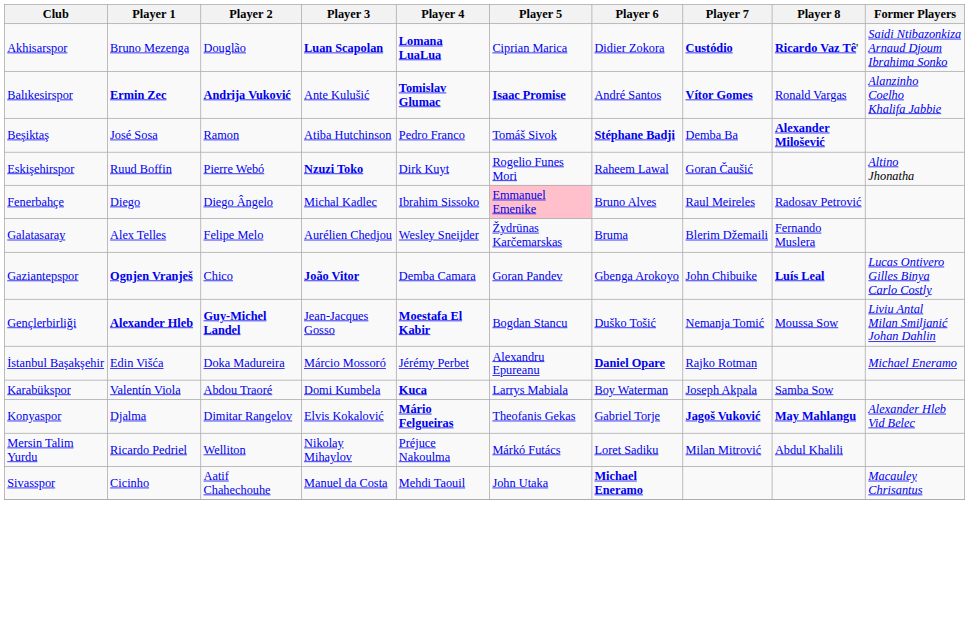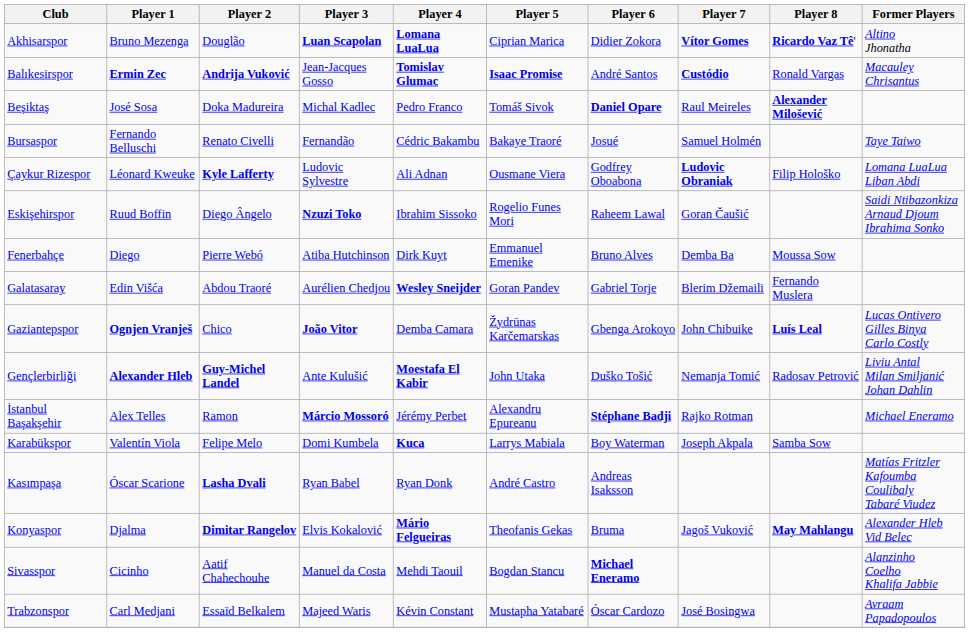(709, 47) Custódio -> (715, 40) Vítor Gomes
(915, 47) Saidi Ntibazonkiza Arnaud Djoum Ibrahima Sonko -> (888, 40) Altino Jhonatha
(337, 94) Ante Kulušić -> (334, 74) Jean-Jacques Gosso
(719, 94) Vítor Gomes -> (705, 74) Custódio
(905, 94) Alanzinho Coelho Khalifa Jabbie -> (892, 74) Macauley Chrisantus
(221, 135) Ramon -> (243, 107) Doka Madureira
(348, 135) Atiba Hutchinson -> (339, 107) Michal Kadlec
(635, 135) Stéphane Badji -> (626, 107) Daniel Opare
(712, 135) Demba Ba -> (716, 107) Raul Meireles
+ row: (32, 140)
+ row: (49, 174)
(234, 168) Pierre Webó -> (237, 214) Diego Ângelo
(424, 168) Dirk Kuyt -> (437, 214) Ibrahim Sissoko
(891, 168) Altino Jhonatha -> (911, 214) Saidi Ntibazonkiza Arnaud Djoum Ibrahima Sonko
(238, 202) Diego Ângelo -> (233, 254) Pierre Webó
(340, 202) Michal Kadlec -> (346, 254) Atiba Hutchinson
(439, 202) Ibrahim Sissoko -> (422, 254) Dirk Kuyt
(519, 202) pink background -> (516, 254) no background
(720, 202) Raul Meireles -> (707, 254) Demba Ba
(818, 202) Radosav Petrović -> (804, 254) Moussa Sow
(138, 235) Alex Telles -> (136, 288) Edin Višća
(233, 235) Felipe Melo -> (237, 288) Abdou Traoré
(439, 235) normal -> (439, 288) bold
(527, 235) Žydrūnas Karčemarskas -> (524, 288) Goran Pandev
(611, 235) Bruma -> (624, 288) Gabriel Torje
(527, 275) Goran Pandev -> (524, 328) Žydrūnas Karčemarskas
(336, 323) Jean-Jacques Gosso -> (335, 375) Ante Kulušić
(530, 323) Bogdan Stancu -> (517, 375) John Utaka
(807, 323) Moussa Sow -> (816, 375) Radosav Petrović
(137, 363) Edin Višća -> (138, 416) Alex Telles
(244, 363) Doka Madureira -> (220, 416) Ramon
(345, 363) normal -> (345, 416) bold
(630, 363) Daniel Opare -> (631, 416) Stéphane Badji
(238, 389) Abdou Traoré -> (232, 442) Felipe Melo
+ row: (34, 483)
(248, 416) normal -> (249, 530) bold
(627, 416) Gabriel Torje -> (608, 530) Bruma
(723, 416) bold -> (717, 530) normal
- row: (40, 449)
(520, 483) John Utaka -> (527, 570) Bogdan Stancu
(895, 483) Macauley Chrisantus -> (901, 570) Alanzinho Coelho Khalifa Jabbie
+ row: (38, 611)
